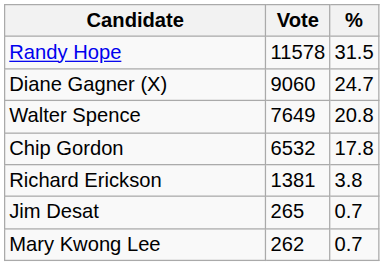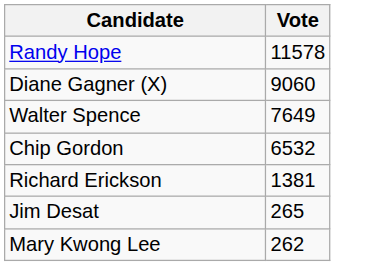- column: (354, 20)
